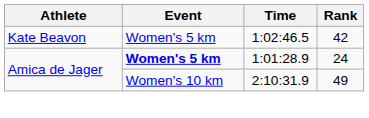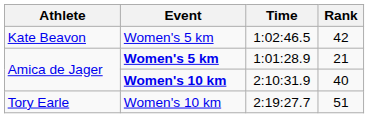(341, 59) 24 -> (341, 59) 21
(174, 81) normal -> (175, 81) bold
(341, 81) 49 -> (341, 81) 40
+ row: (282, 102)
